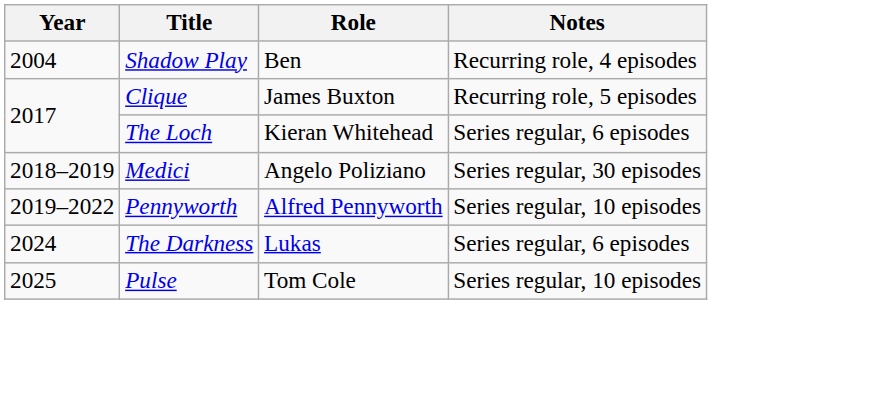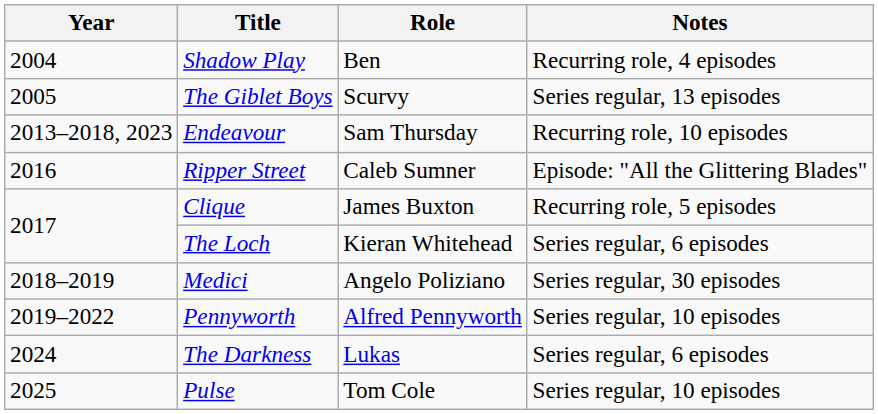+ row: (258, 96)
+ row: (234, 133)
+ row: (244, 170)
